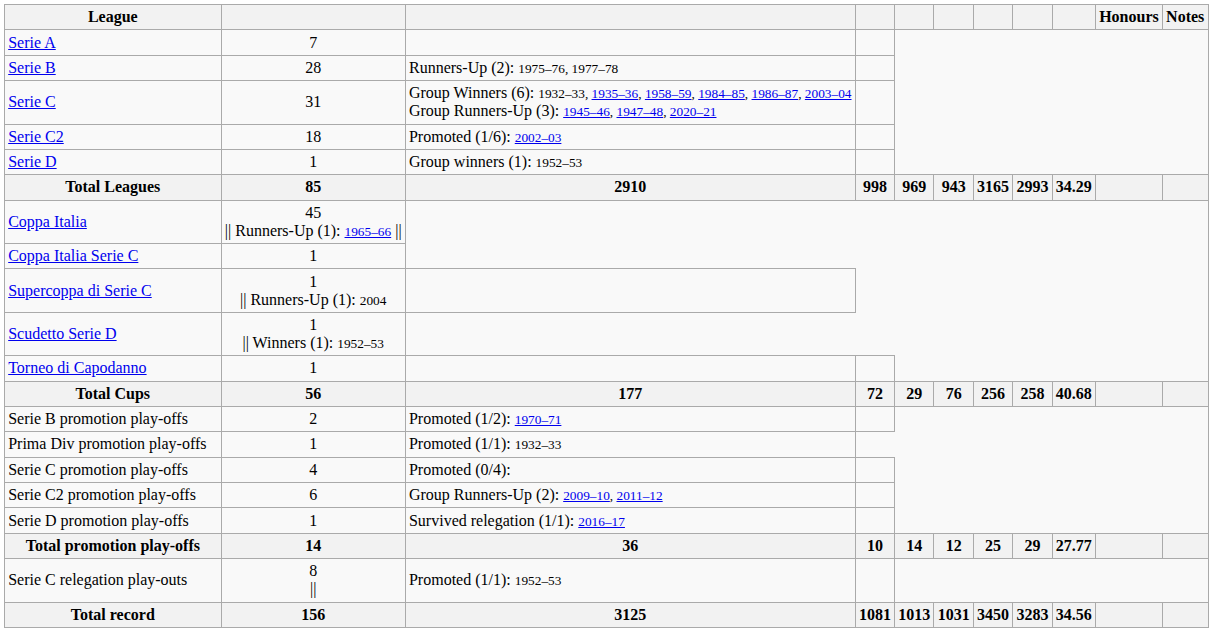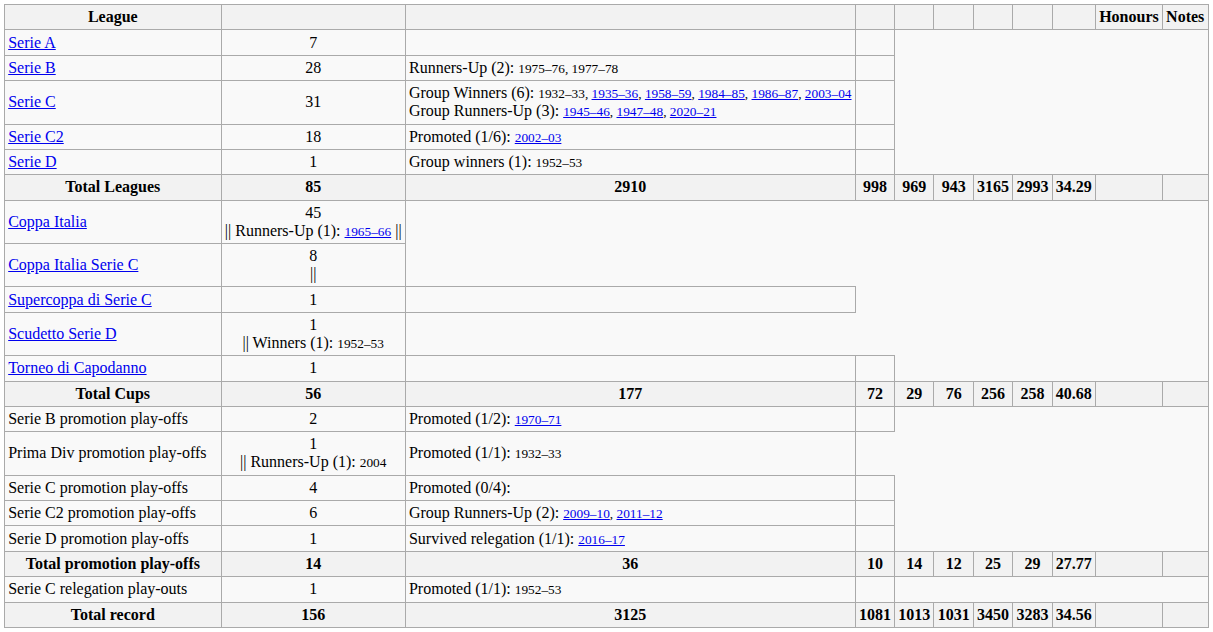(313, 256) 1 -> (313, 265) 8 ||
(313, 290) 1 || Runners-Up (1): 2004 -> (313, 299) 1
(313, 444) 1 -> (313, 453) 1 || Runners-Up (1): 2004
(313, 580) 8 || -> (313, 589) 1
